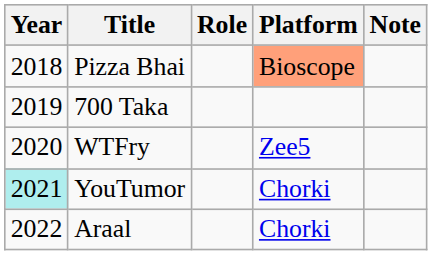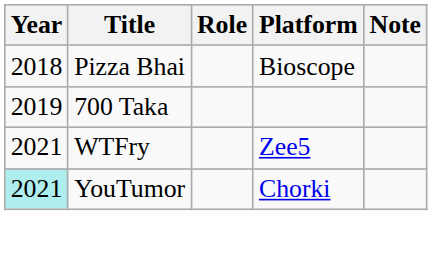(307, 65) lightsalmon background -> (307, 65) no background
(37, 147) 2020 -> (37, 147) 2021
- row: (103, 229)
